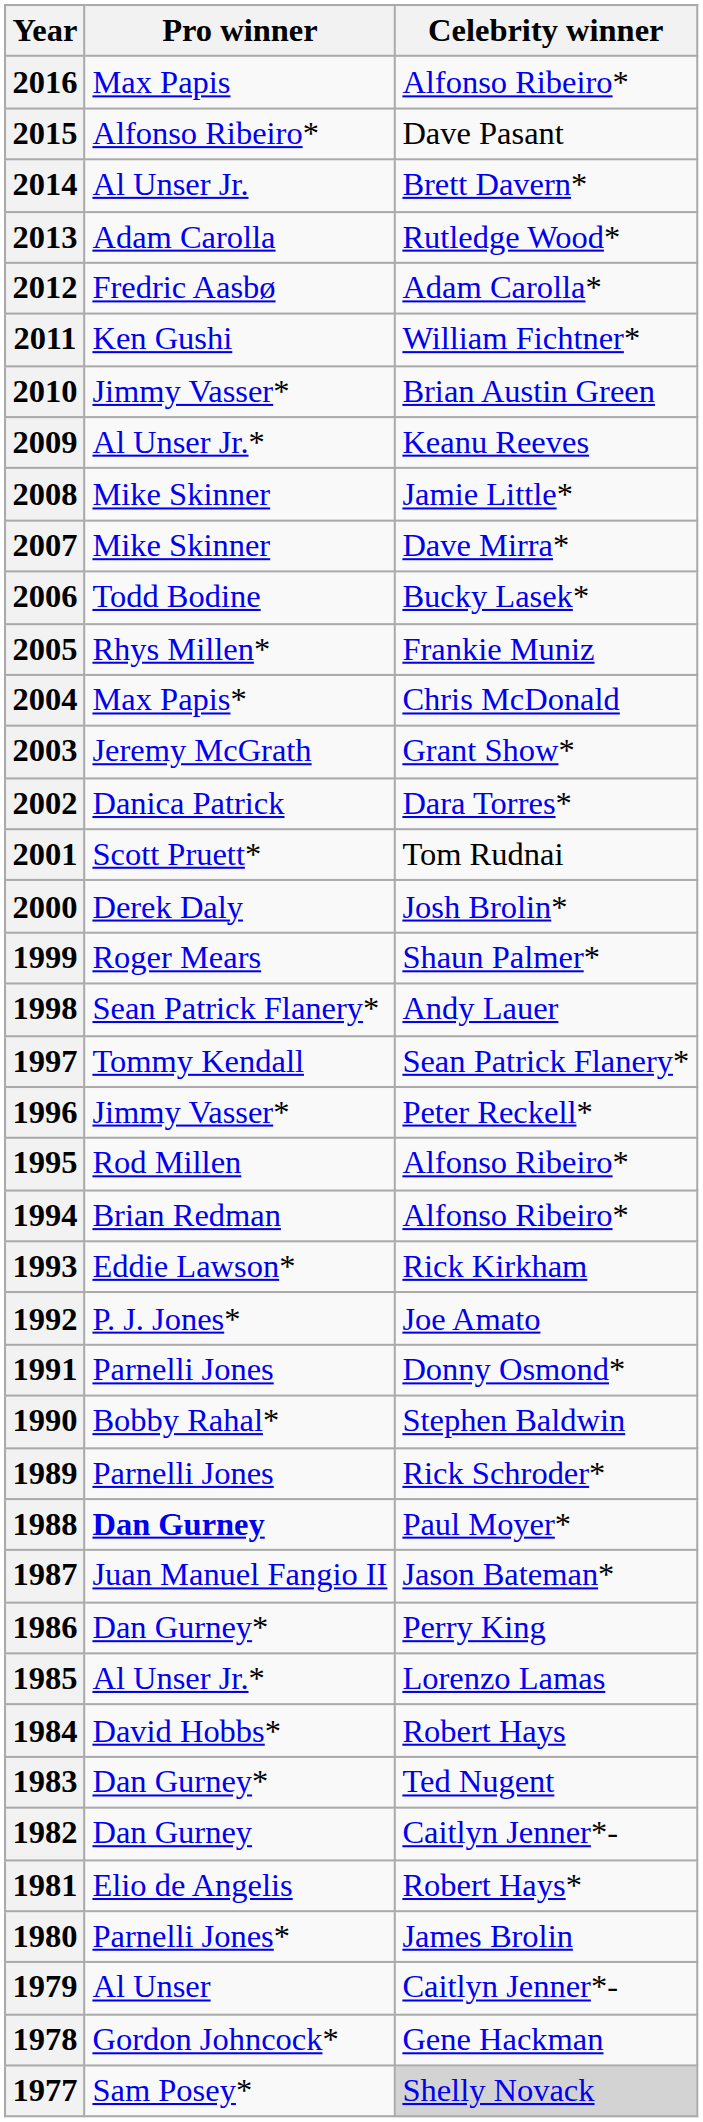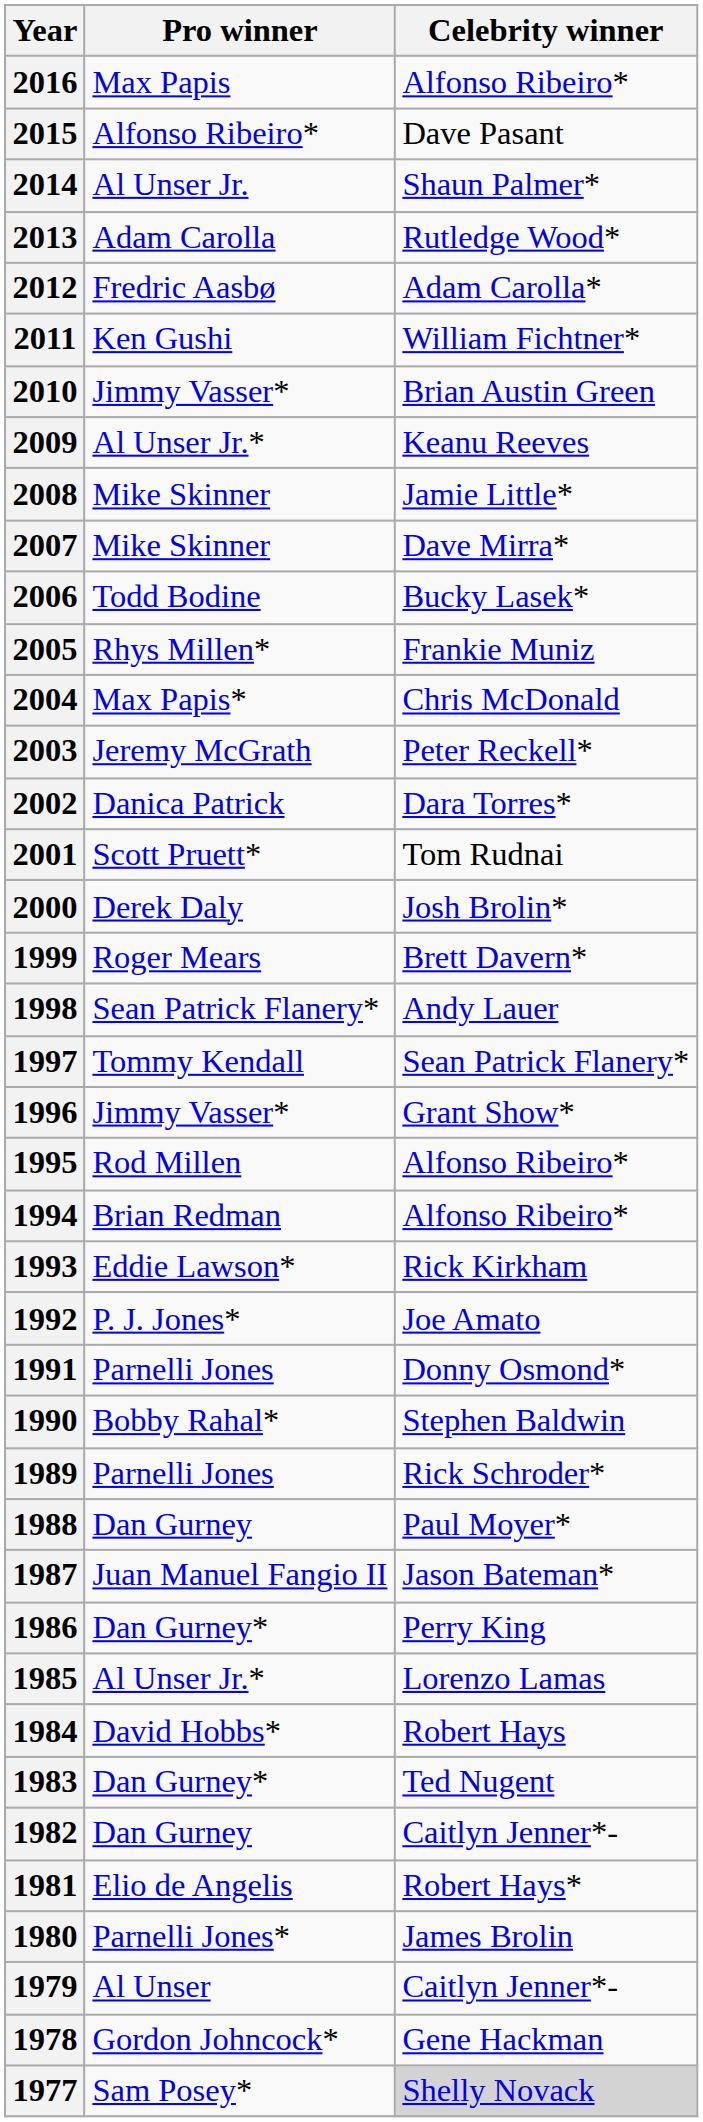(495, 184) Brett Davern* -> (501, 184) Shaun Palmer*
(489, 751) Grant Show* -> (498, 751) Peter Reckell*
(501, 957) Shaun Palmer* -> (495, 957) Brett Davern*
(498, 1111) Peter Reckell* -> (489, 1111) Grant Show*
(179, 1524) bold -> (172, 1524) normal
